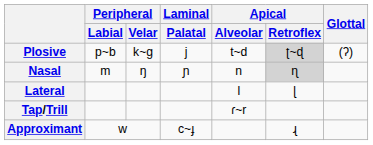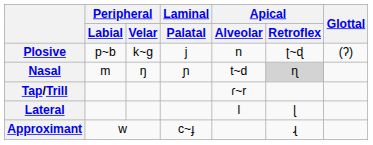(239, 52) t~d -> (239, 52) n
(295, 52) lightgrey background -> (295, 52) no background
(239, 71) n -> (239, 71) t~d
rows swapped: (45, 91) <-> (45, 110)
